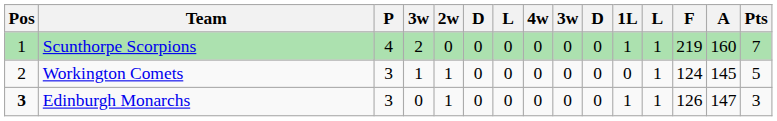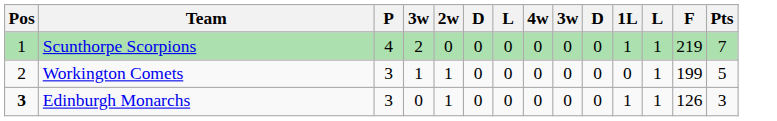- column: (723, 18)
(689, 73) 124 -> (689, 73) 199
